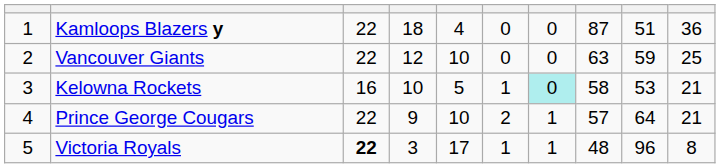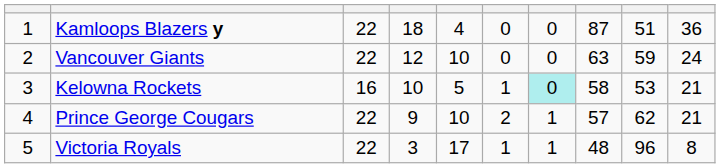(691, 58) 25 -> (691, 58) 24
(645, 118) 64 -> (645, 118) 62
(366, 147) bold -> (366, 147) normal
